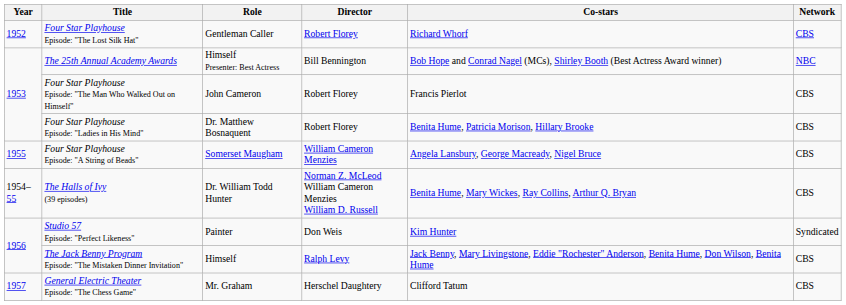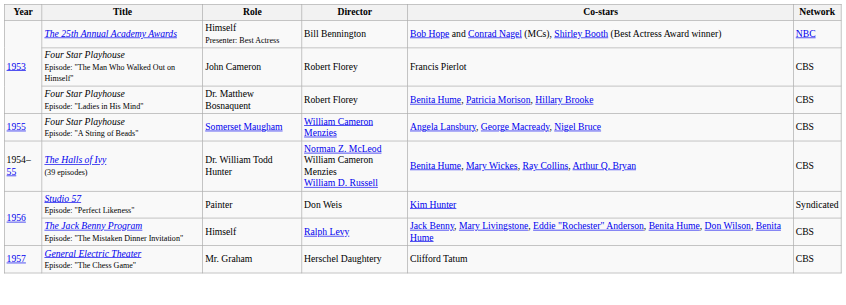- row: (91, 34)
